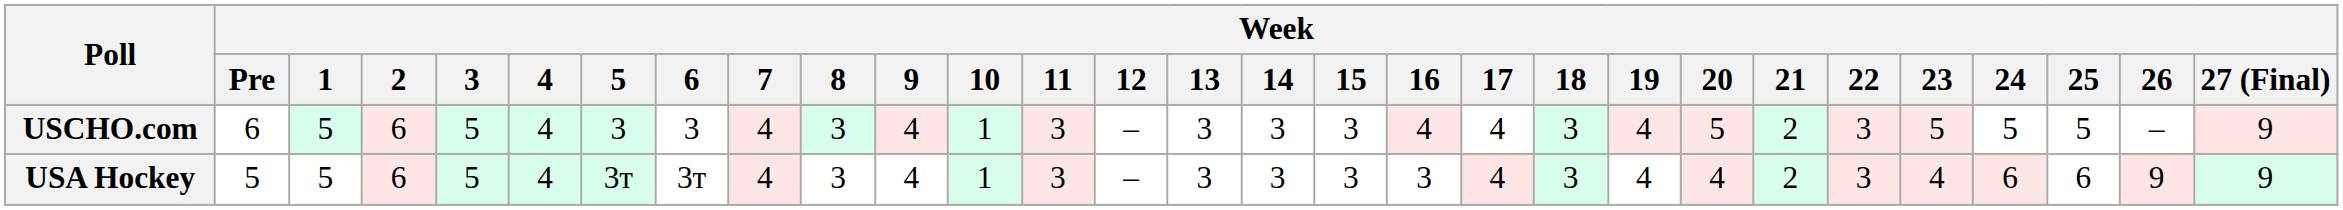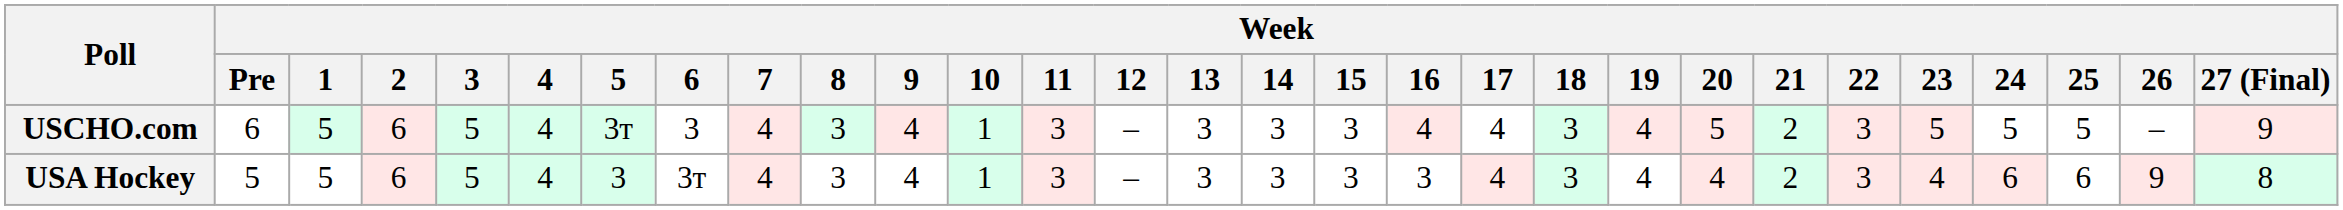(618, 128) 3 -> (618, 128) 3т
(618, 178) 3т -> (618, 178) 3
(2265, 178) 9 -> (2265, 178) 8
